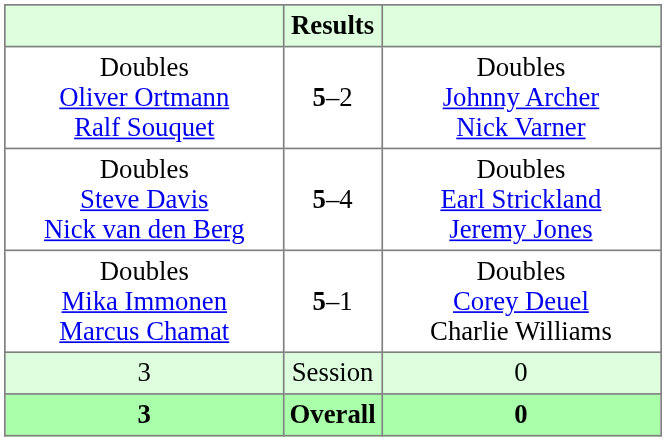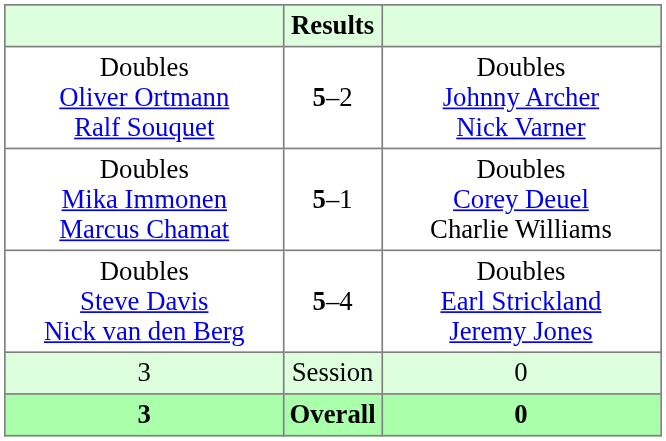rows swapped: (144, 300) <-> (144, 199)
